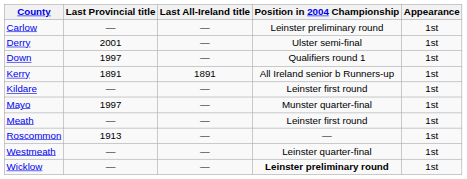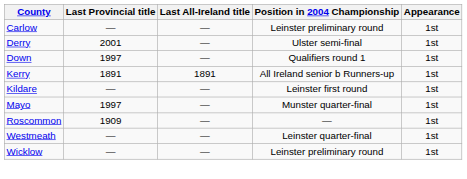- row: (20, 120)
(111, 136) 1913 -> (111, 120) 1909
(327, 167) bold -> (327, 151) normal
